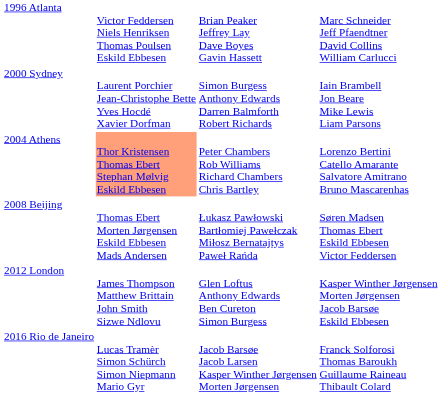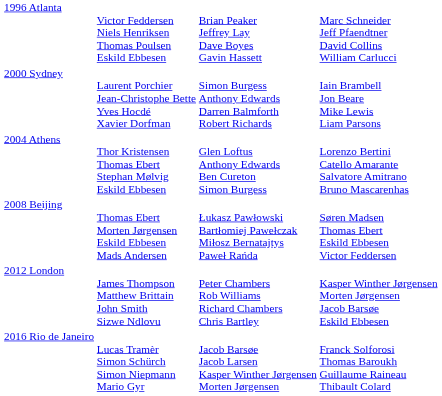(133, 170) lightsalmon background -> (133, 170) no background
(241, 170) Peter Chambers Rob Williams Richard Chambers Chris Bartley -> (239, 170) Glen Loftus Anthony Edwards Ben Cureton Simon Burgess
(239, 302) Glen Loftus Anthony Edwards Ben Cureton Simon Burgess -> (241, 302) Peter Chambers Rob Williams Richard Chambers Chris Bartley
